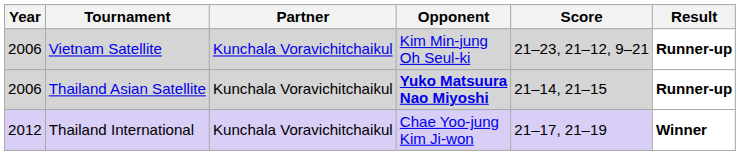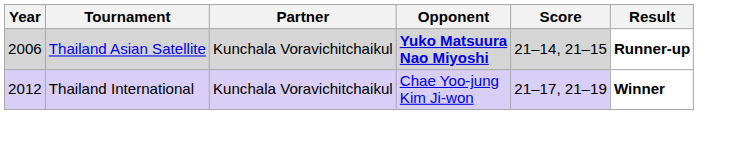- row: (105, 49)
